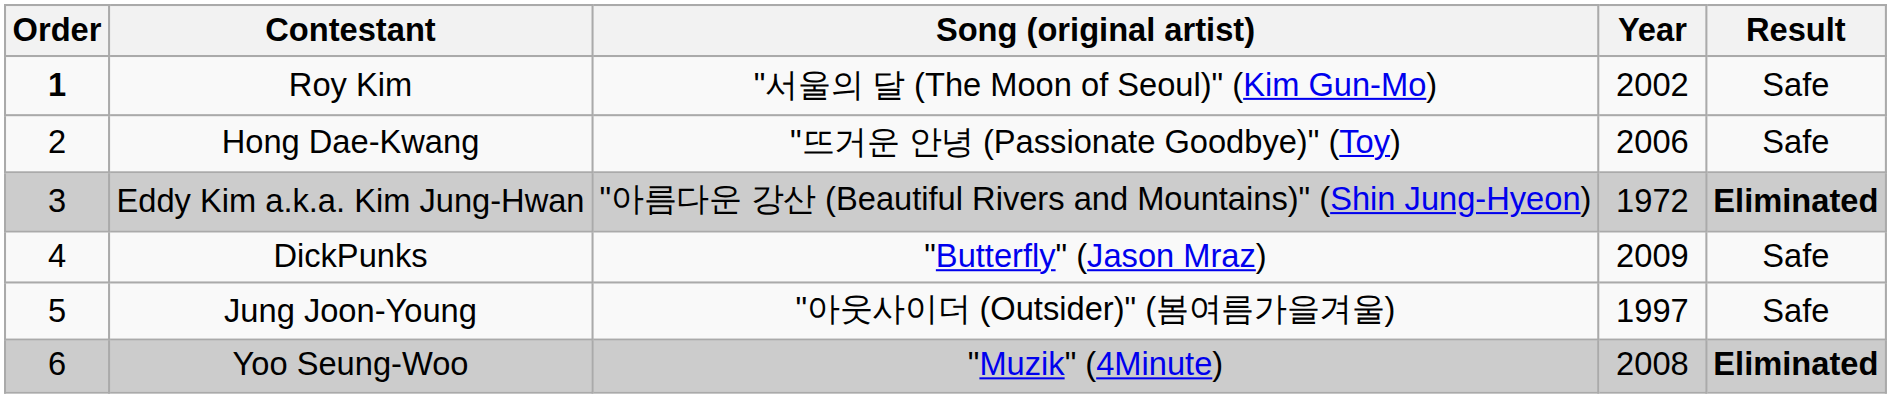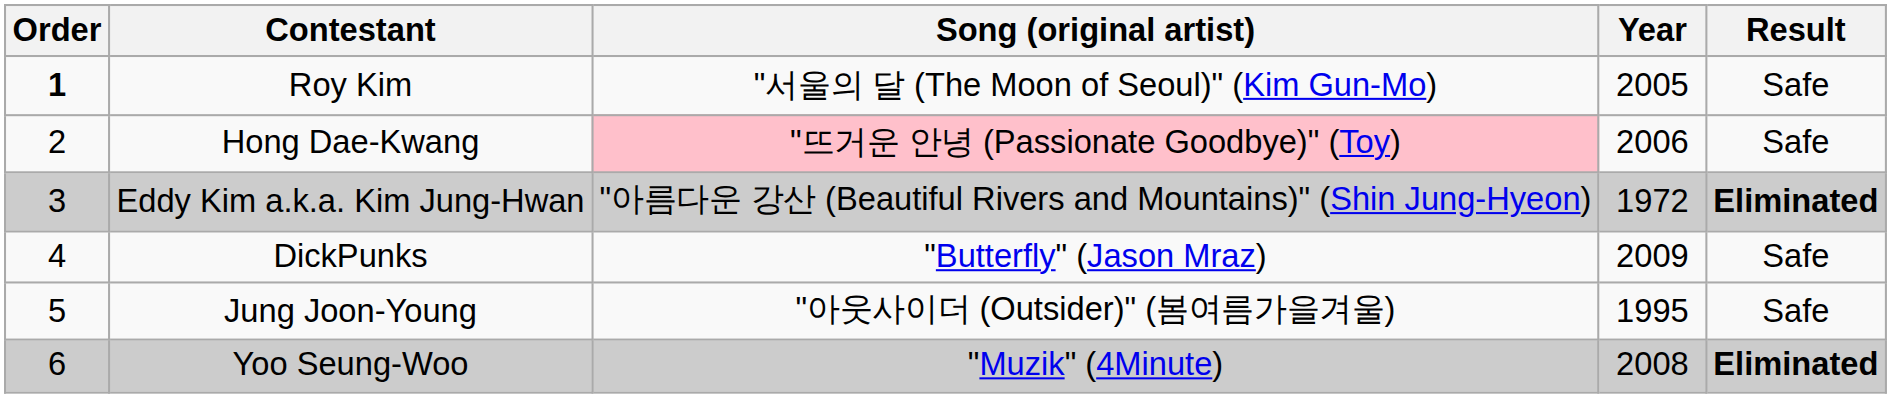(1652, 85) 2002 -> (1652, 85) 2005
(1095, 142) no background -> (1095, 142) pink background
(1652, 310) 1997 -> (1652, 310) 1995
